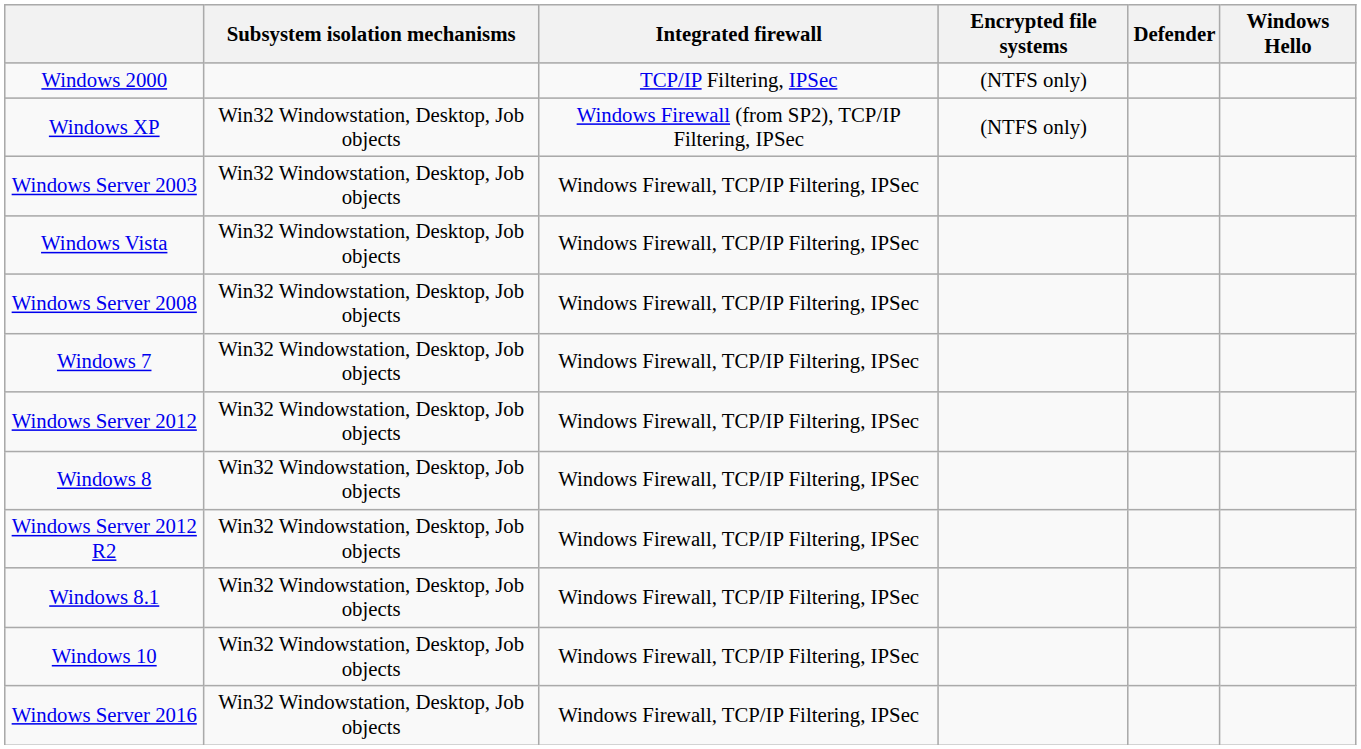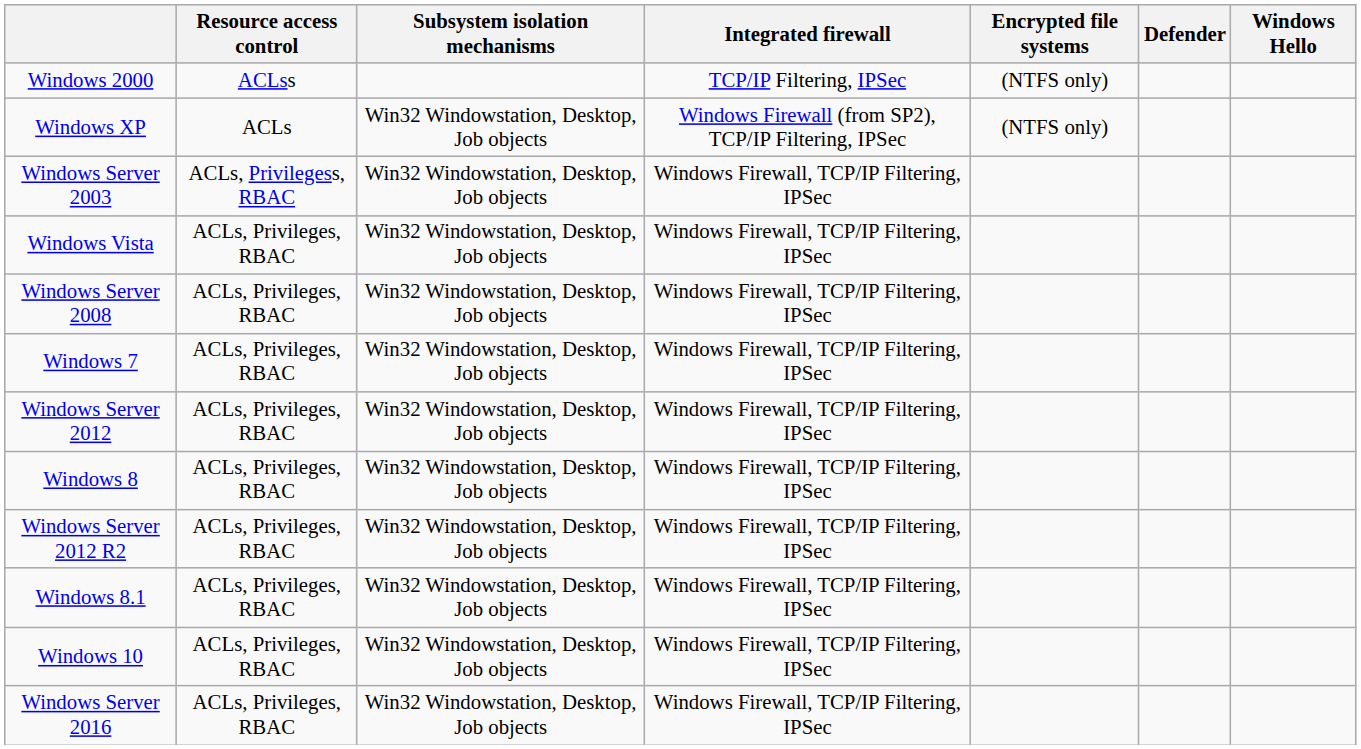+ column: (267, 33)
